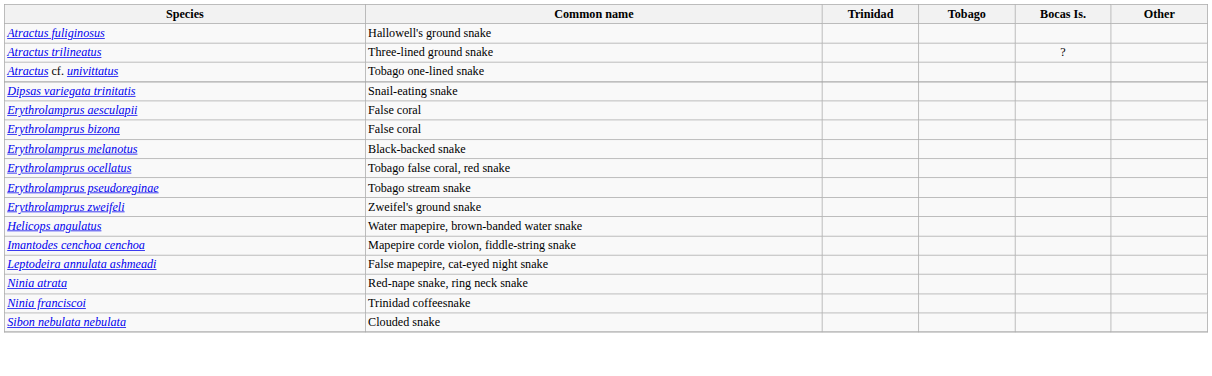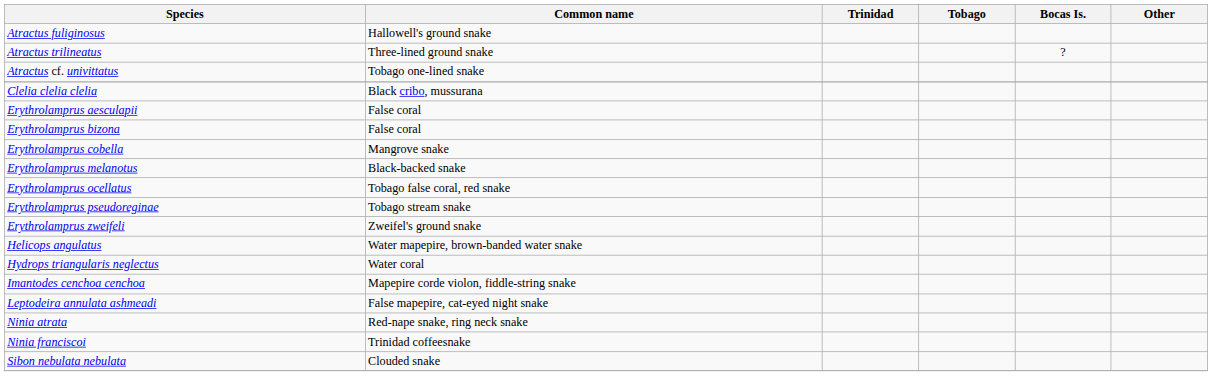+ row: (52, 91)
- row: (71, 91)
+ row: (65, 149)
+ row: (83, 264)
